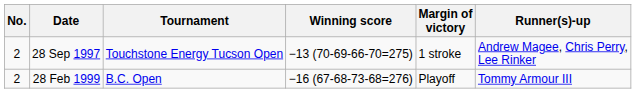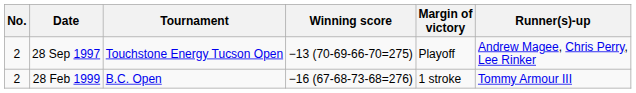(440, 53) 1 stroke -> (437, 53) Playoff
(437, 79) Playoff -> (440, 79) 1 stroke
